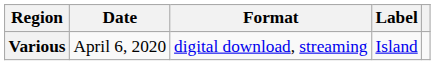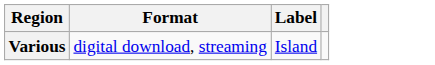- column: (120, 18)
